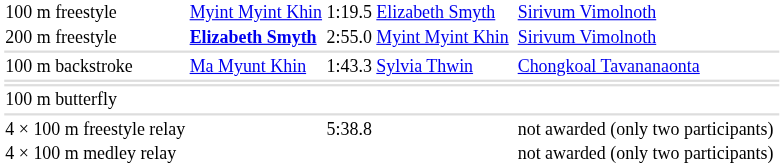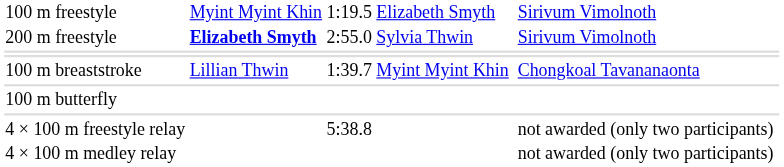(443, 37) Myint Myint Khin -> (425, 37) Sylvia Thwin
- row: (69, 66)
+ row: (74, 70)
